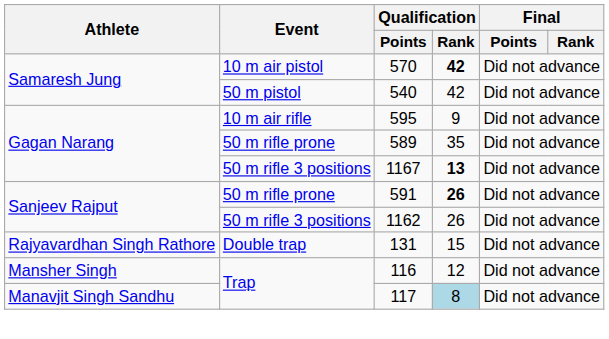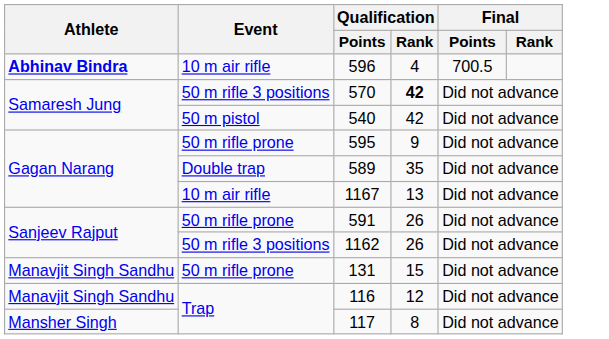+ row: (362, 67)
(273, 67) 10 m air pistol -> (256, 93) 50 m rifle 3 positions
(267, 118) 10 m air rifle -> (238, 144) 50 m rifle prone
(279, 144) 50 m rifle prone -> (223, 169) Double trap
(297, 169) 50 m rifle 3 positions -> (226, 195) 10 m air rifle
(456, 169) bold -> (415, 195) normal
(456, 195) bold -> (415, 220) normal
(112, 246) Rajyavardhan Singh Rathore -> (91, 271) Manavjit Singh Sandhu
(265, 246) Double trap -> (238, 271) 50 m rifle prone
(63, 271) Mansher Singh -> (91, 297) Manavjit Singh Sandhu
(91, 297) Manavjit Singh Sandhu -> (63, 322) Mansher Singh
(456, 297) lightblue background -> (415, 322) no background
